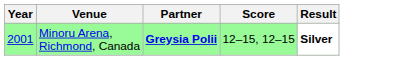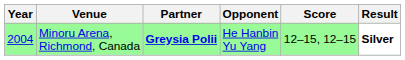+ column: (250, 14)
(20, 39) 2001 -> (20, 39) 2004
